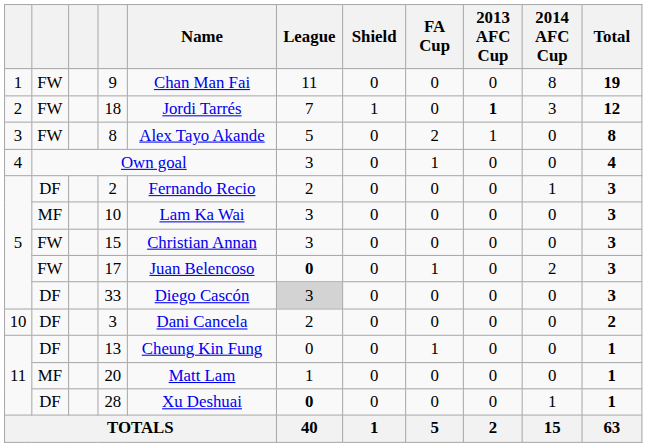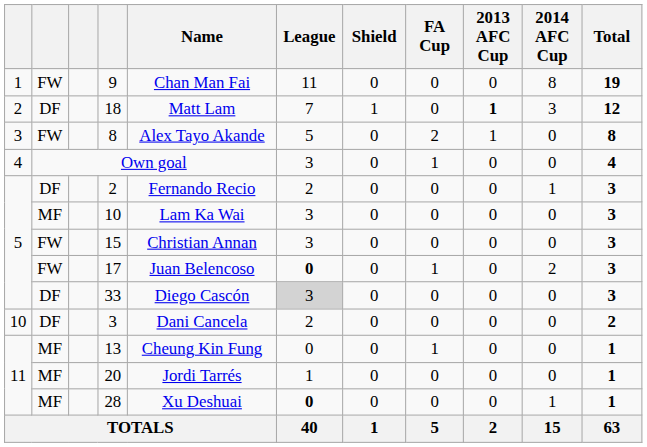(50, 108) FW -> (50, 108) DF
(202, 108) Jordi Tarrés -> (202, 108) Matt Lam
(50, 348) DF -> (50, 348) MF
(202, 375) Matt Lam -> (202, 375) Jordi Tarrés
(50, 401) DF -> (50, 401) MF
